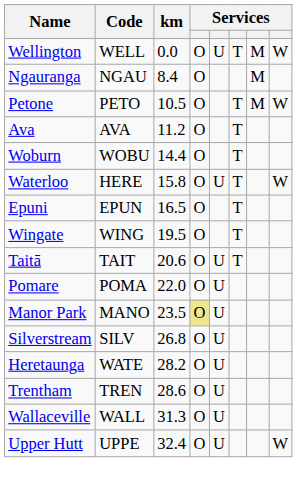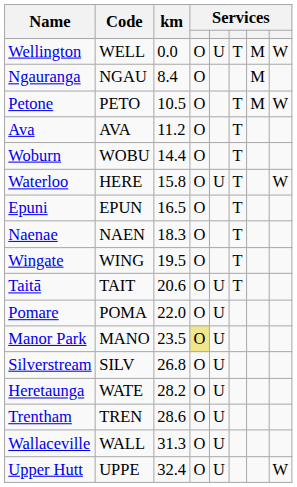+ row: (33, 234)
